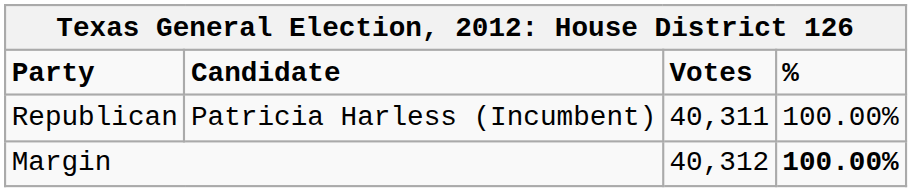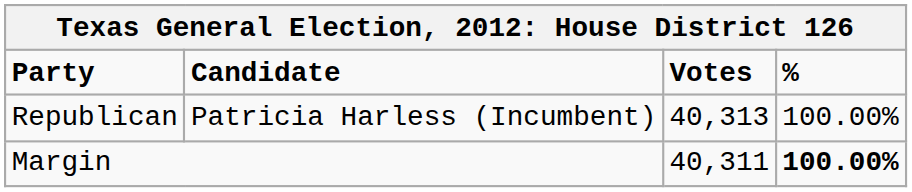(719, 118) 40,311 -> (719, 118) 40,313
(719, 163) 40,312 -> (719, 163) 40,311
